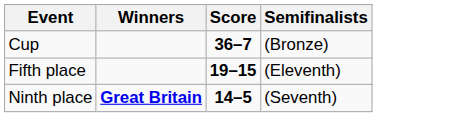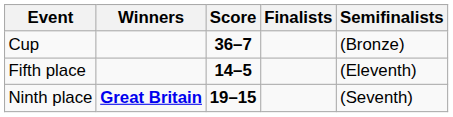+ column: (298, 17)
(233, 71) 19–15 -> (233, 71) 14–5
(233, 97) 14–5 -> (233, 97) 19–15
